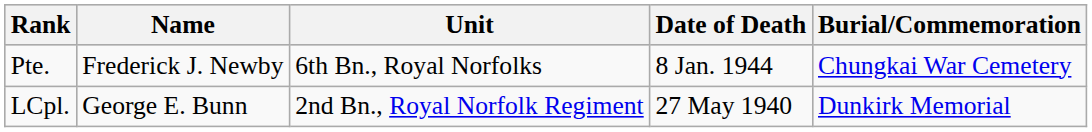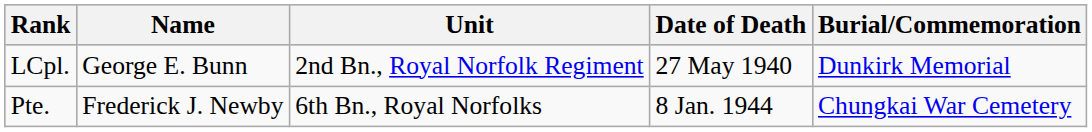rows swapped: (40, 106) <-> (30, 65)
